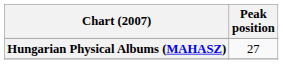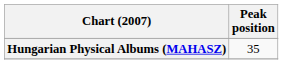(253, 48) 27 -> (253, 48) 35
